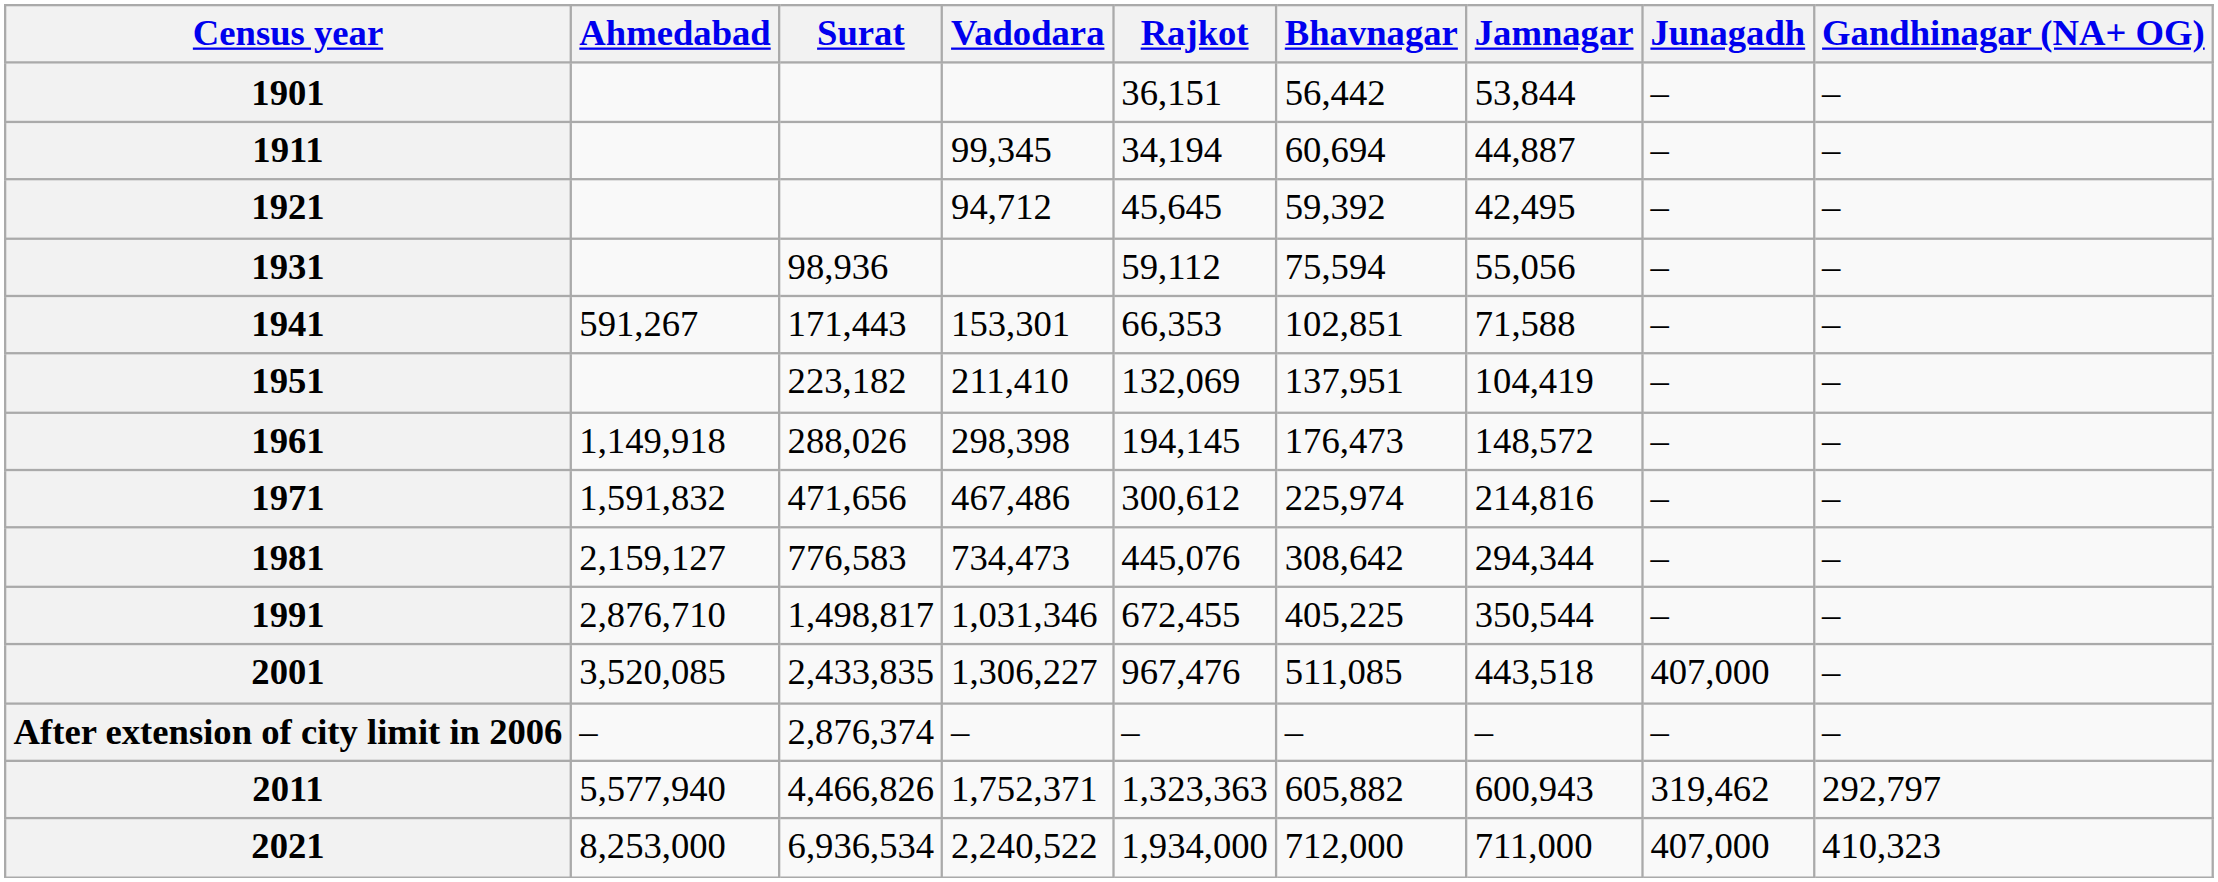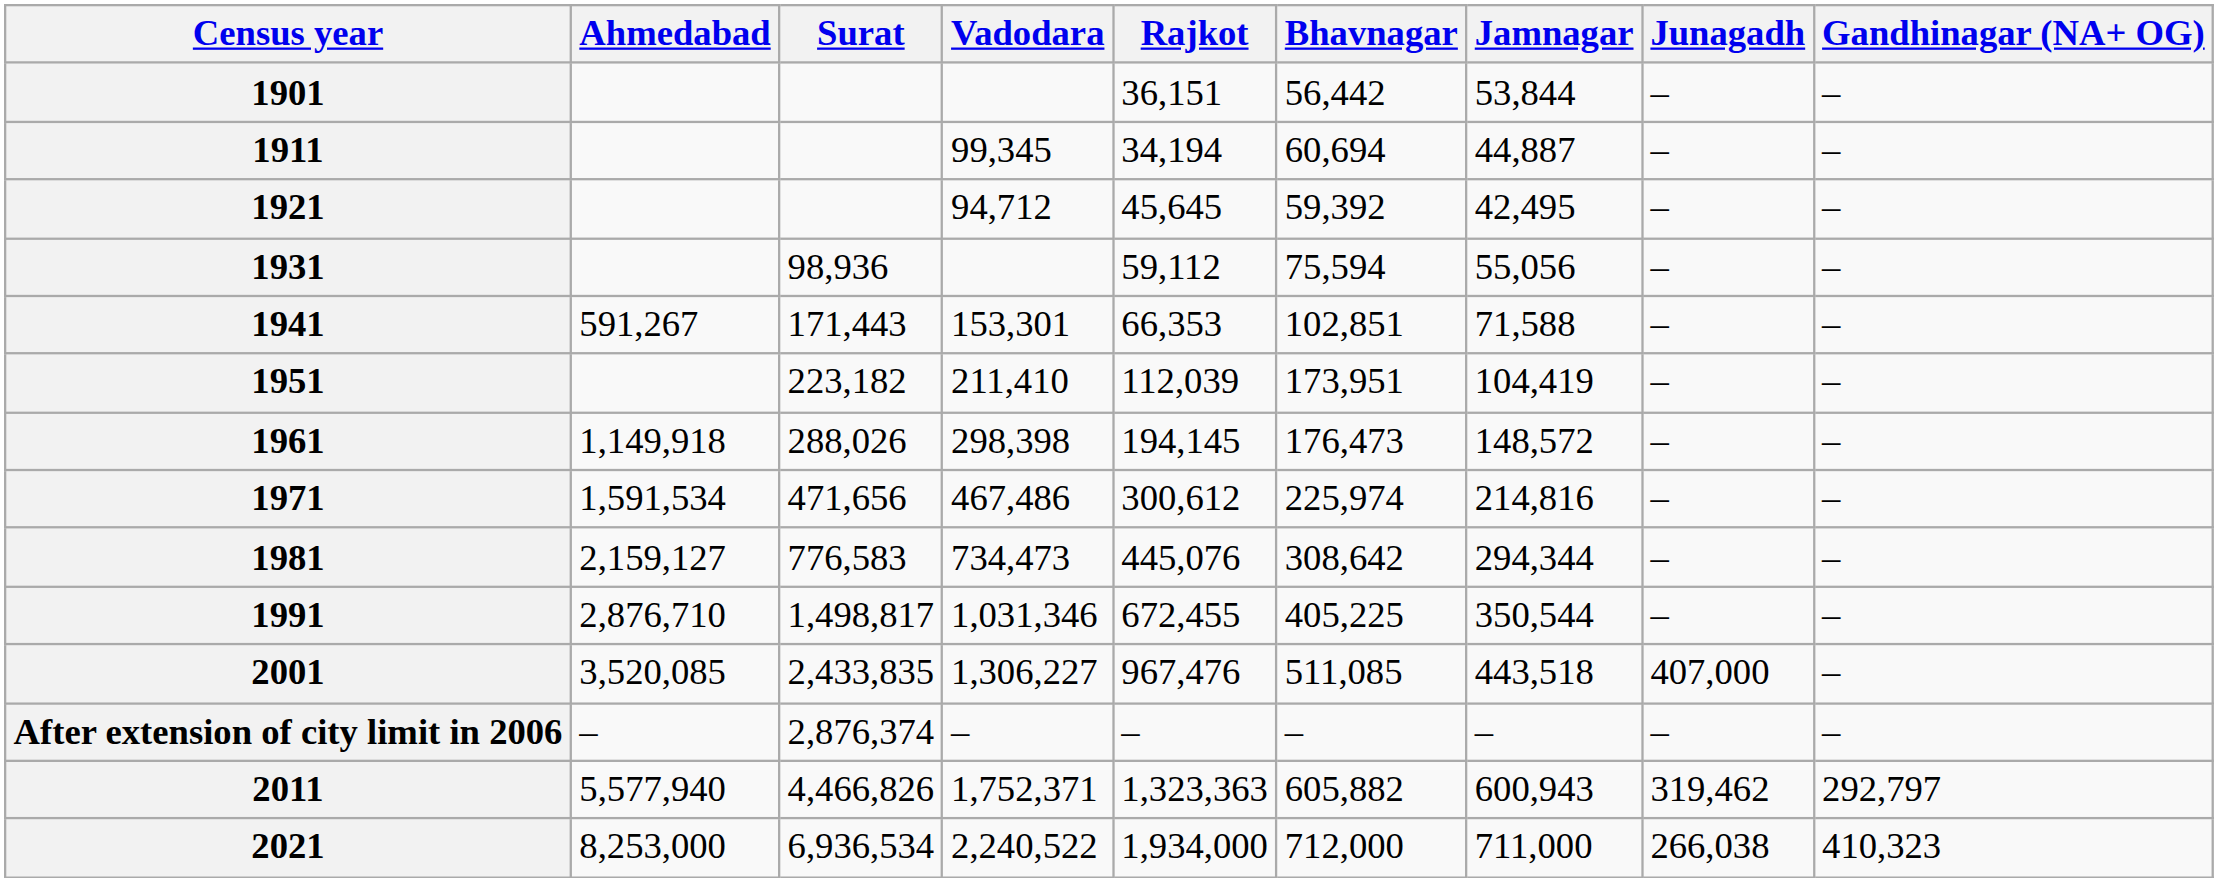(1181, 382) 132,069 -> (1180, 382) 112,039
(1344, 382) 137,951 -> (1344, 382) 173,951
(653, 498) 1,591,832 -> (653, 498) 1,591,534
(1710, 847) 407,000 -> (1710, 847) 266,038
